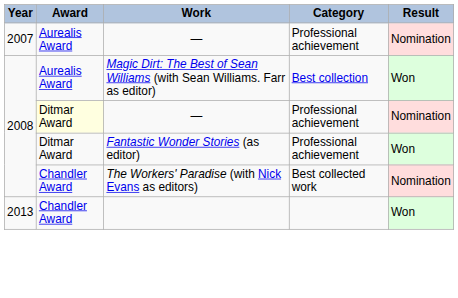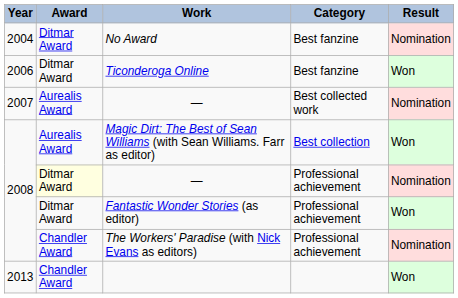+ row: (20, 39)
+ row: (20, 71)
(325, 39) Professional achievement -> (330, 103) Best collected work
(329, 181) Best collected work -> (327, 245) Professional achievement
